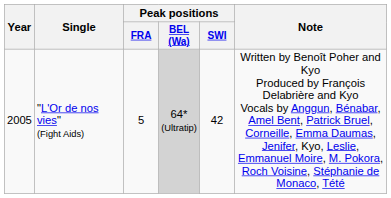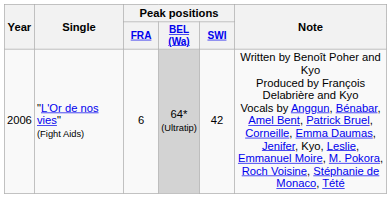(19, 121) 2005 -> (19, 121) 2006
(141, 121) 5 -> (141, 121) 6
